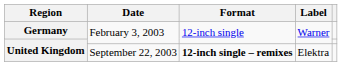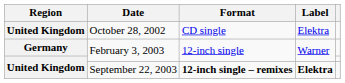+ row: (46, 30)
(313, 52) normal -> (315, 69) bold
